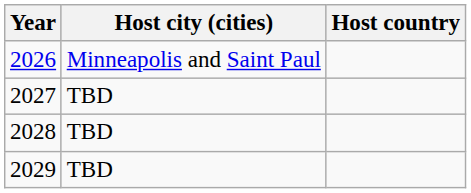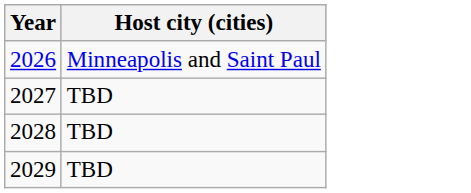- column: (396, 22)
